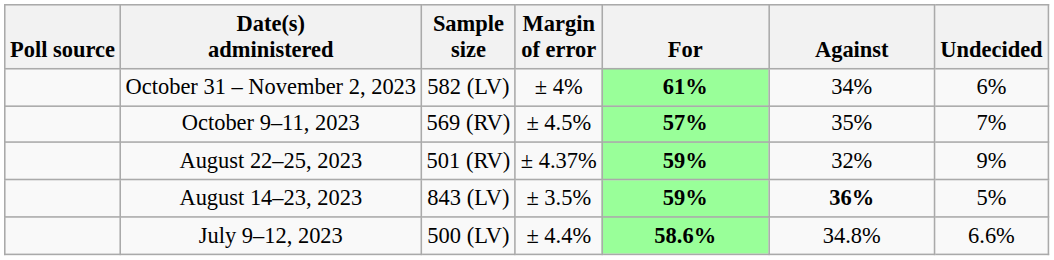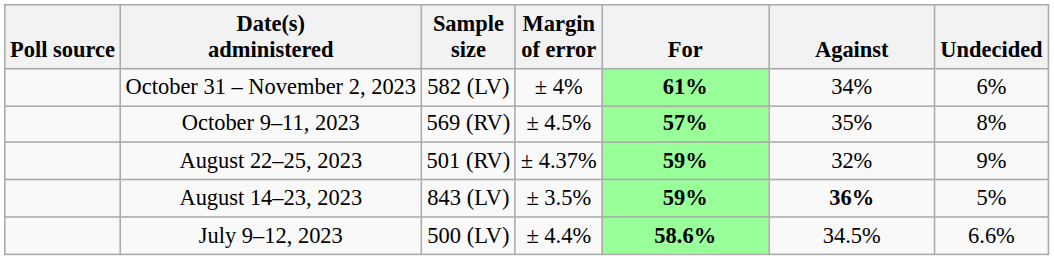(991, 124) 7% -> (991, 124) 8%
(852, 235) 34.8% -> (852, 235) 34.5%
